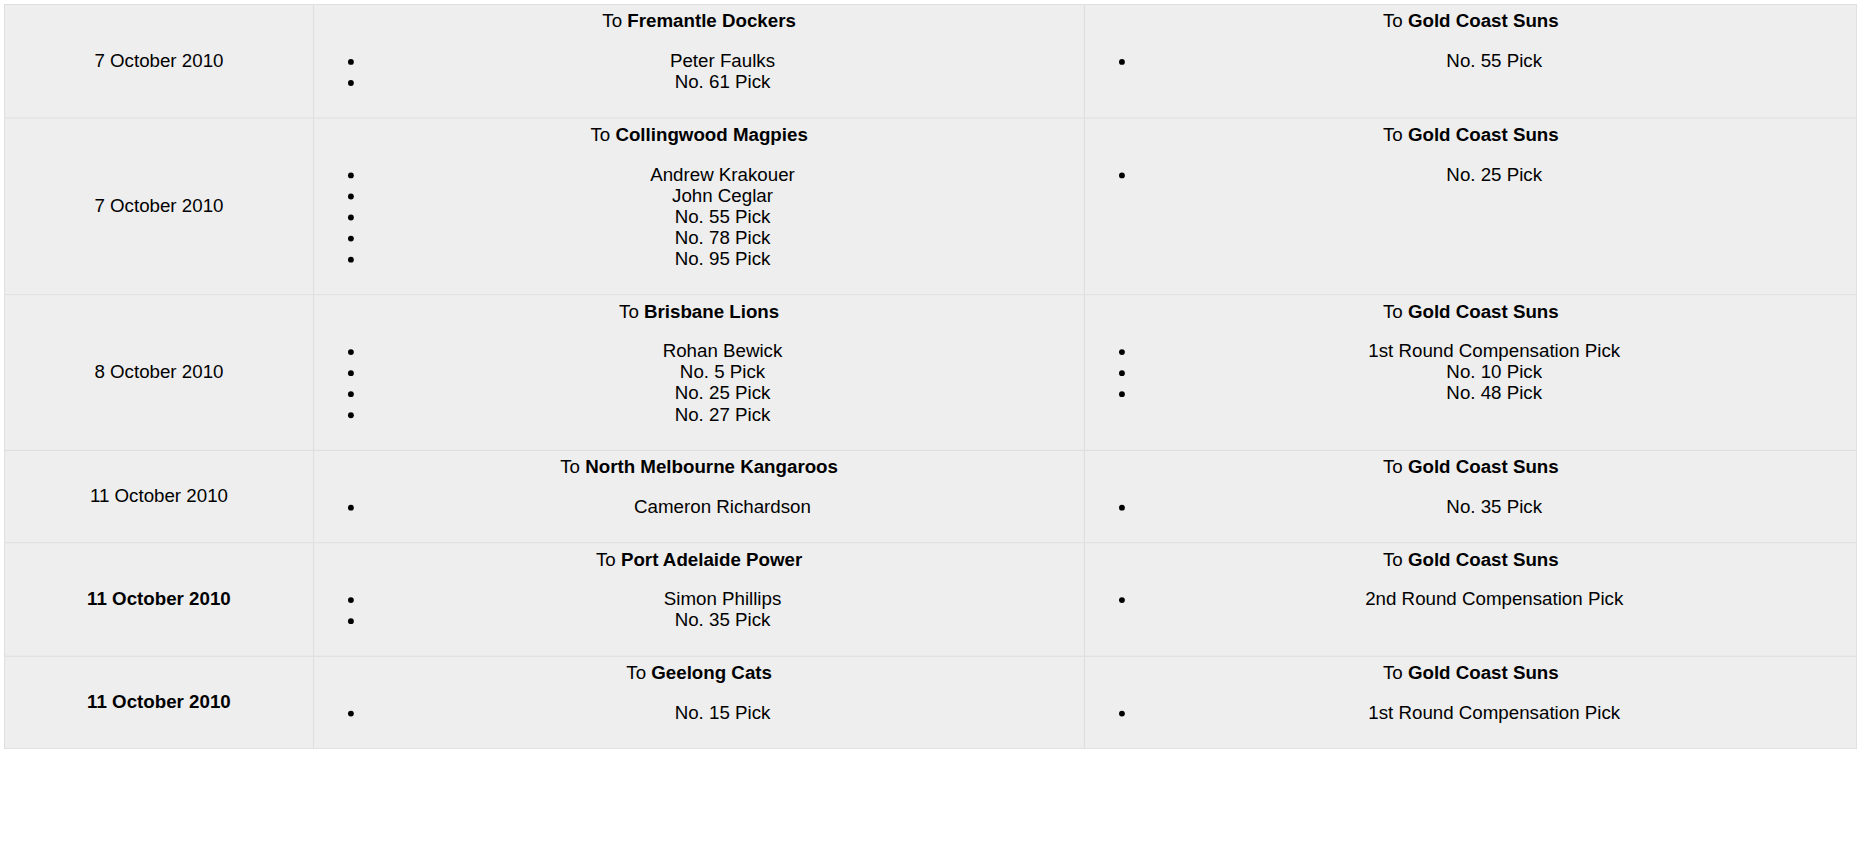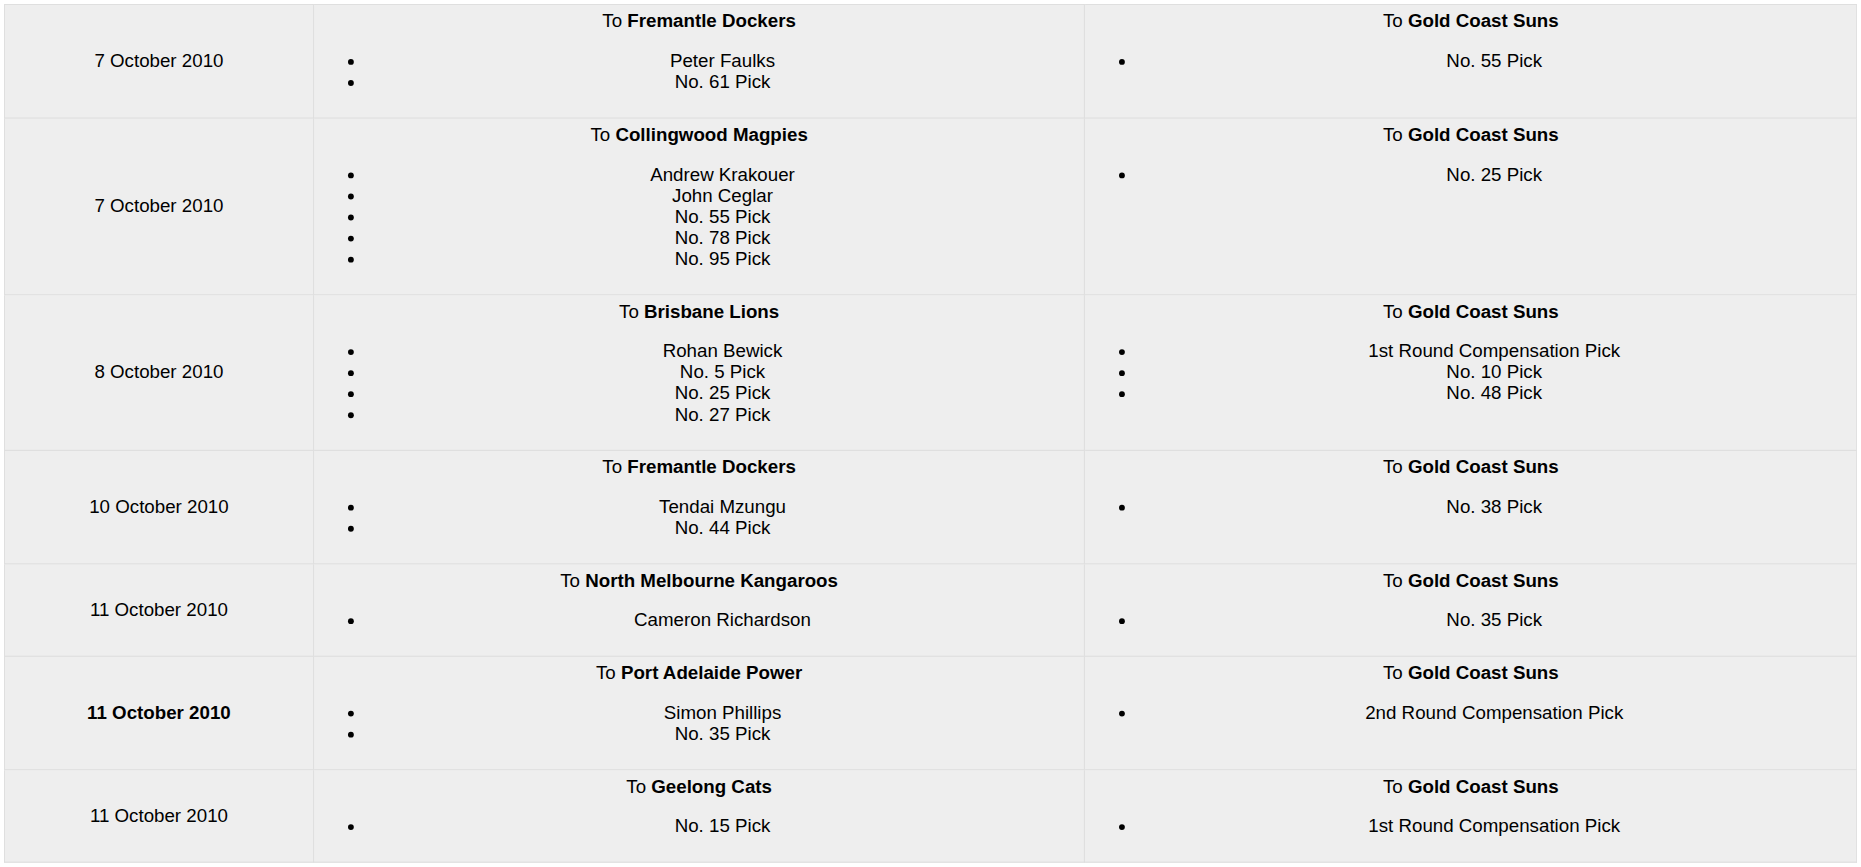+ row: (699, 498)
(159, 702) bold -> (159, 815) normal
